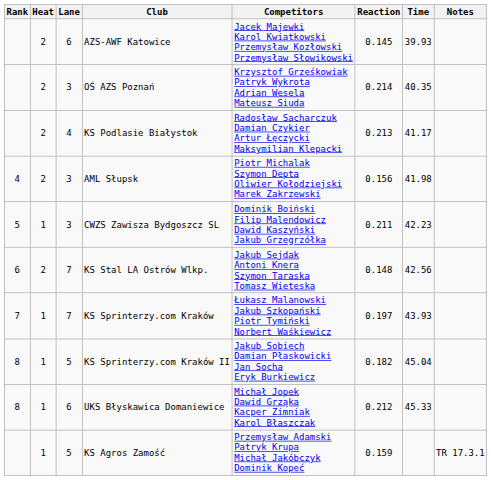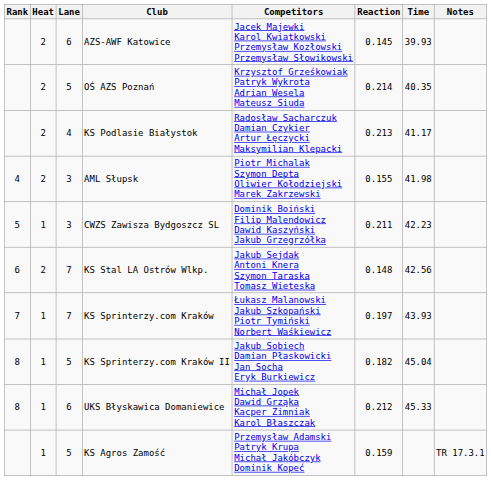(69, 87) 3 -> (69, 87) 5
(379, 179) 0.156 -> (379, 179) 0.155
